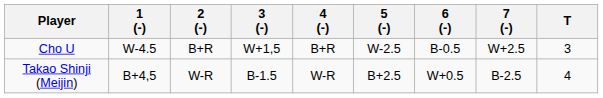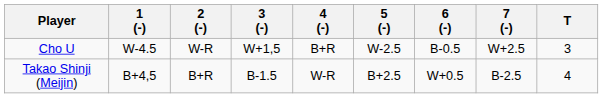(201, 48) B+R -> (201, 48) W-R
(201, 75) W-R -> (201, 75) B+R
